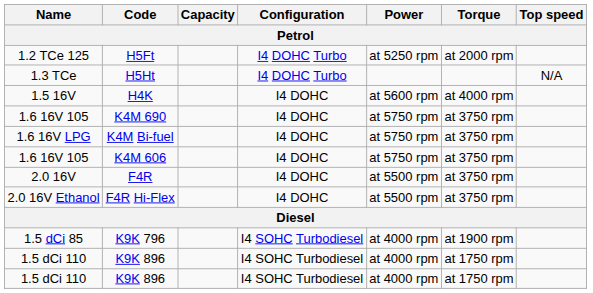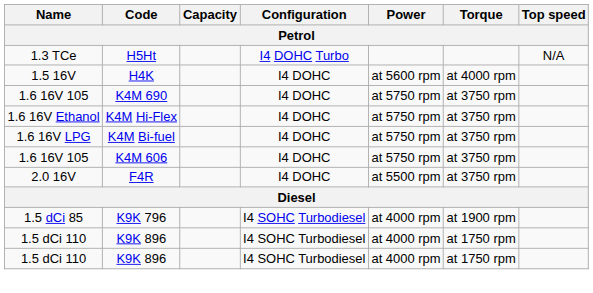- row: (54, 55)
+ row: (54, 116)
- row: (54, 197)
